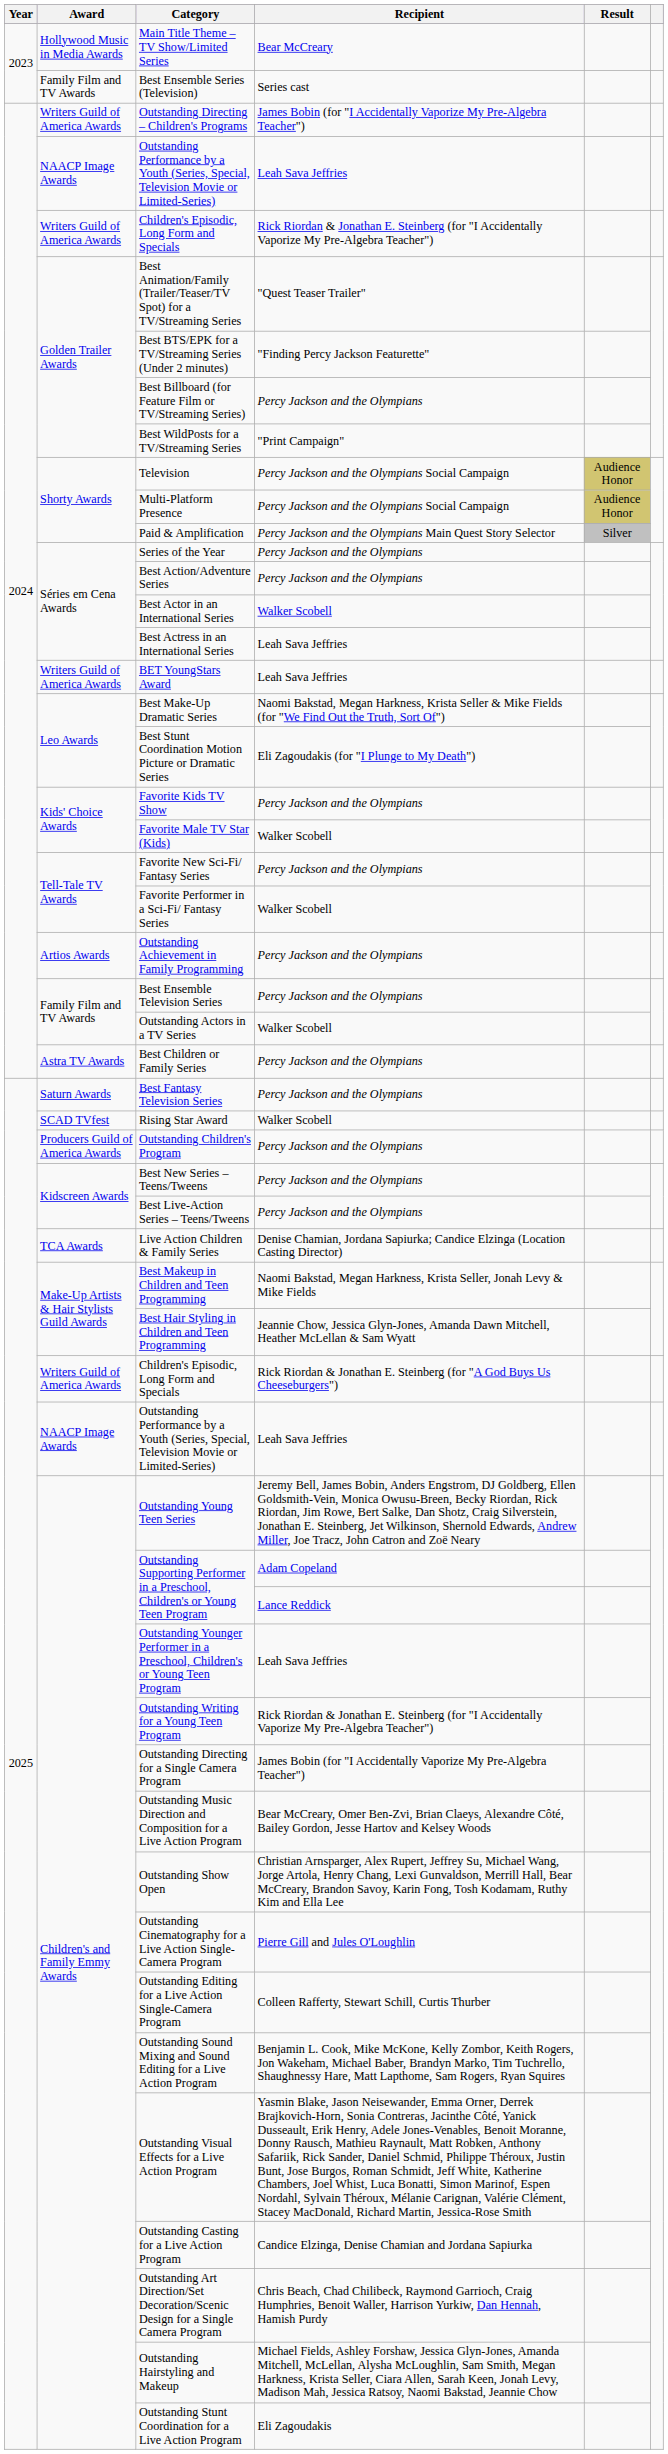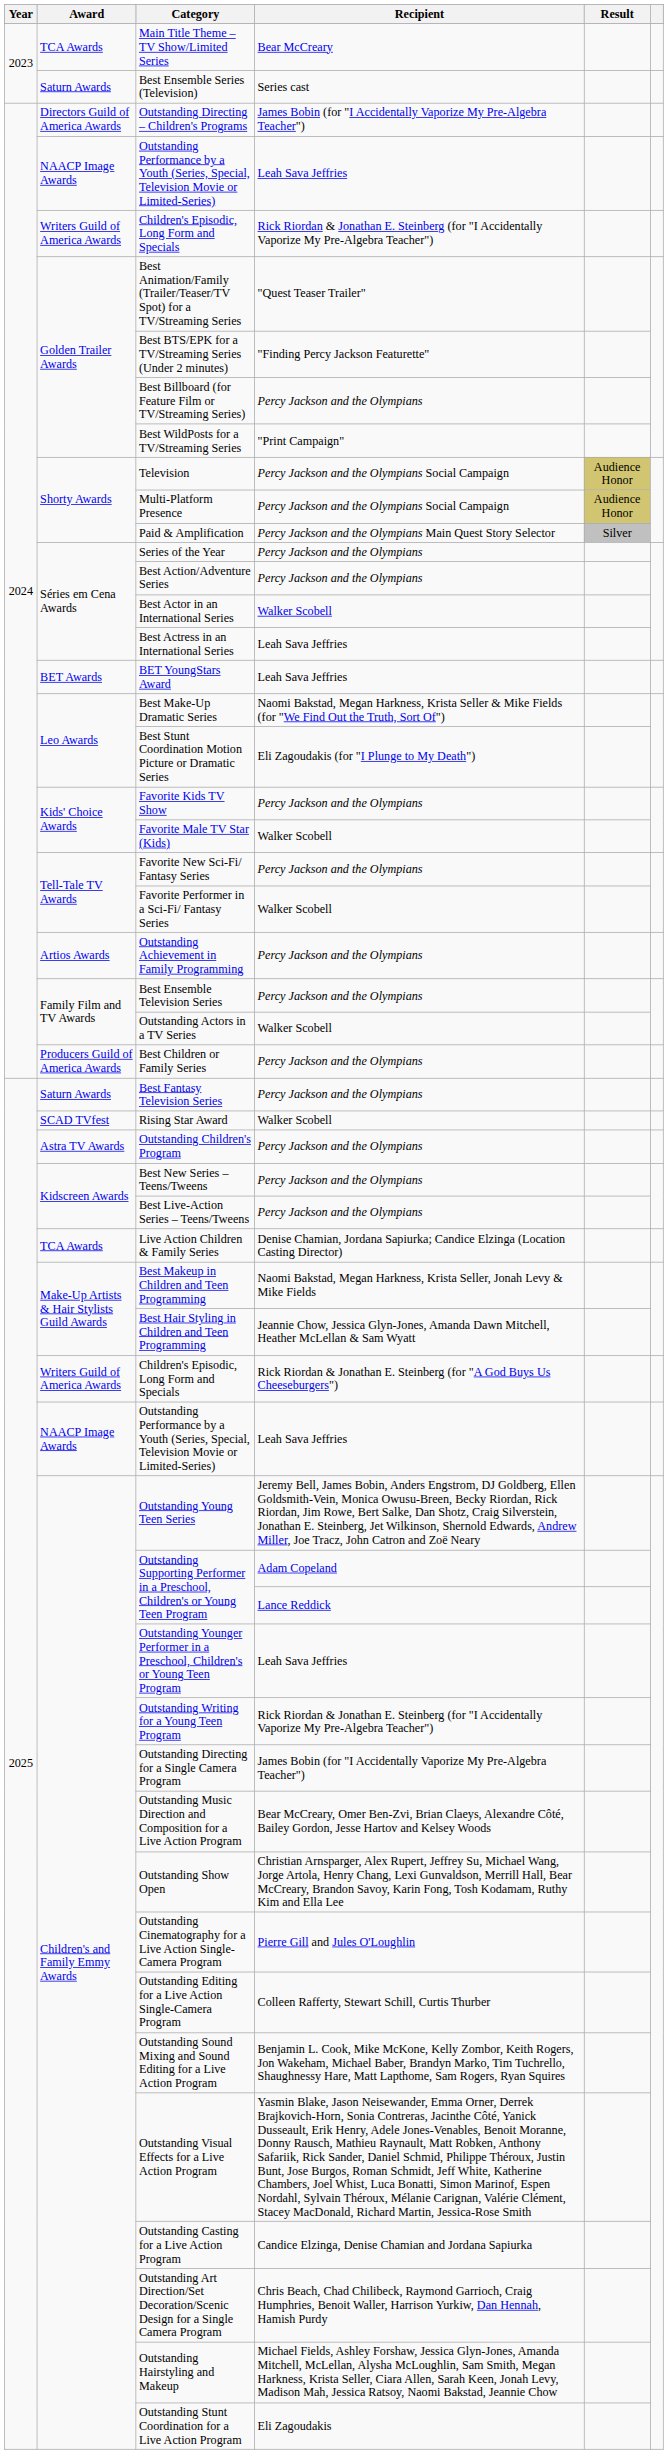(84, 47) Hollywood Music in Media Awards -> (71, 47) TCA Awards
(81, 86) Family Film and TV Awards -> (76, 86) Saturn Awards
(81, 119) Writers Guild of America Awards -> (85, 119) Directors Guild of America Awards
(81, 677) Writers Guild of America Awards -> (71, 677) BET Awards
(82, 1061) Astra TV Awards -> (86, 1061) Producers Guild of America Awards
(86, 1146) Producers Guild of America Awards -> (82, 1146) Astra TV Awards
